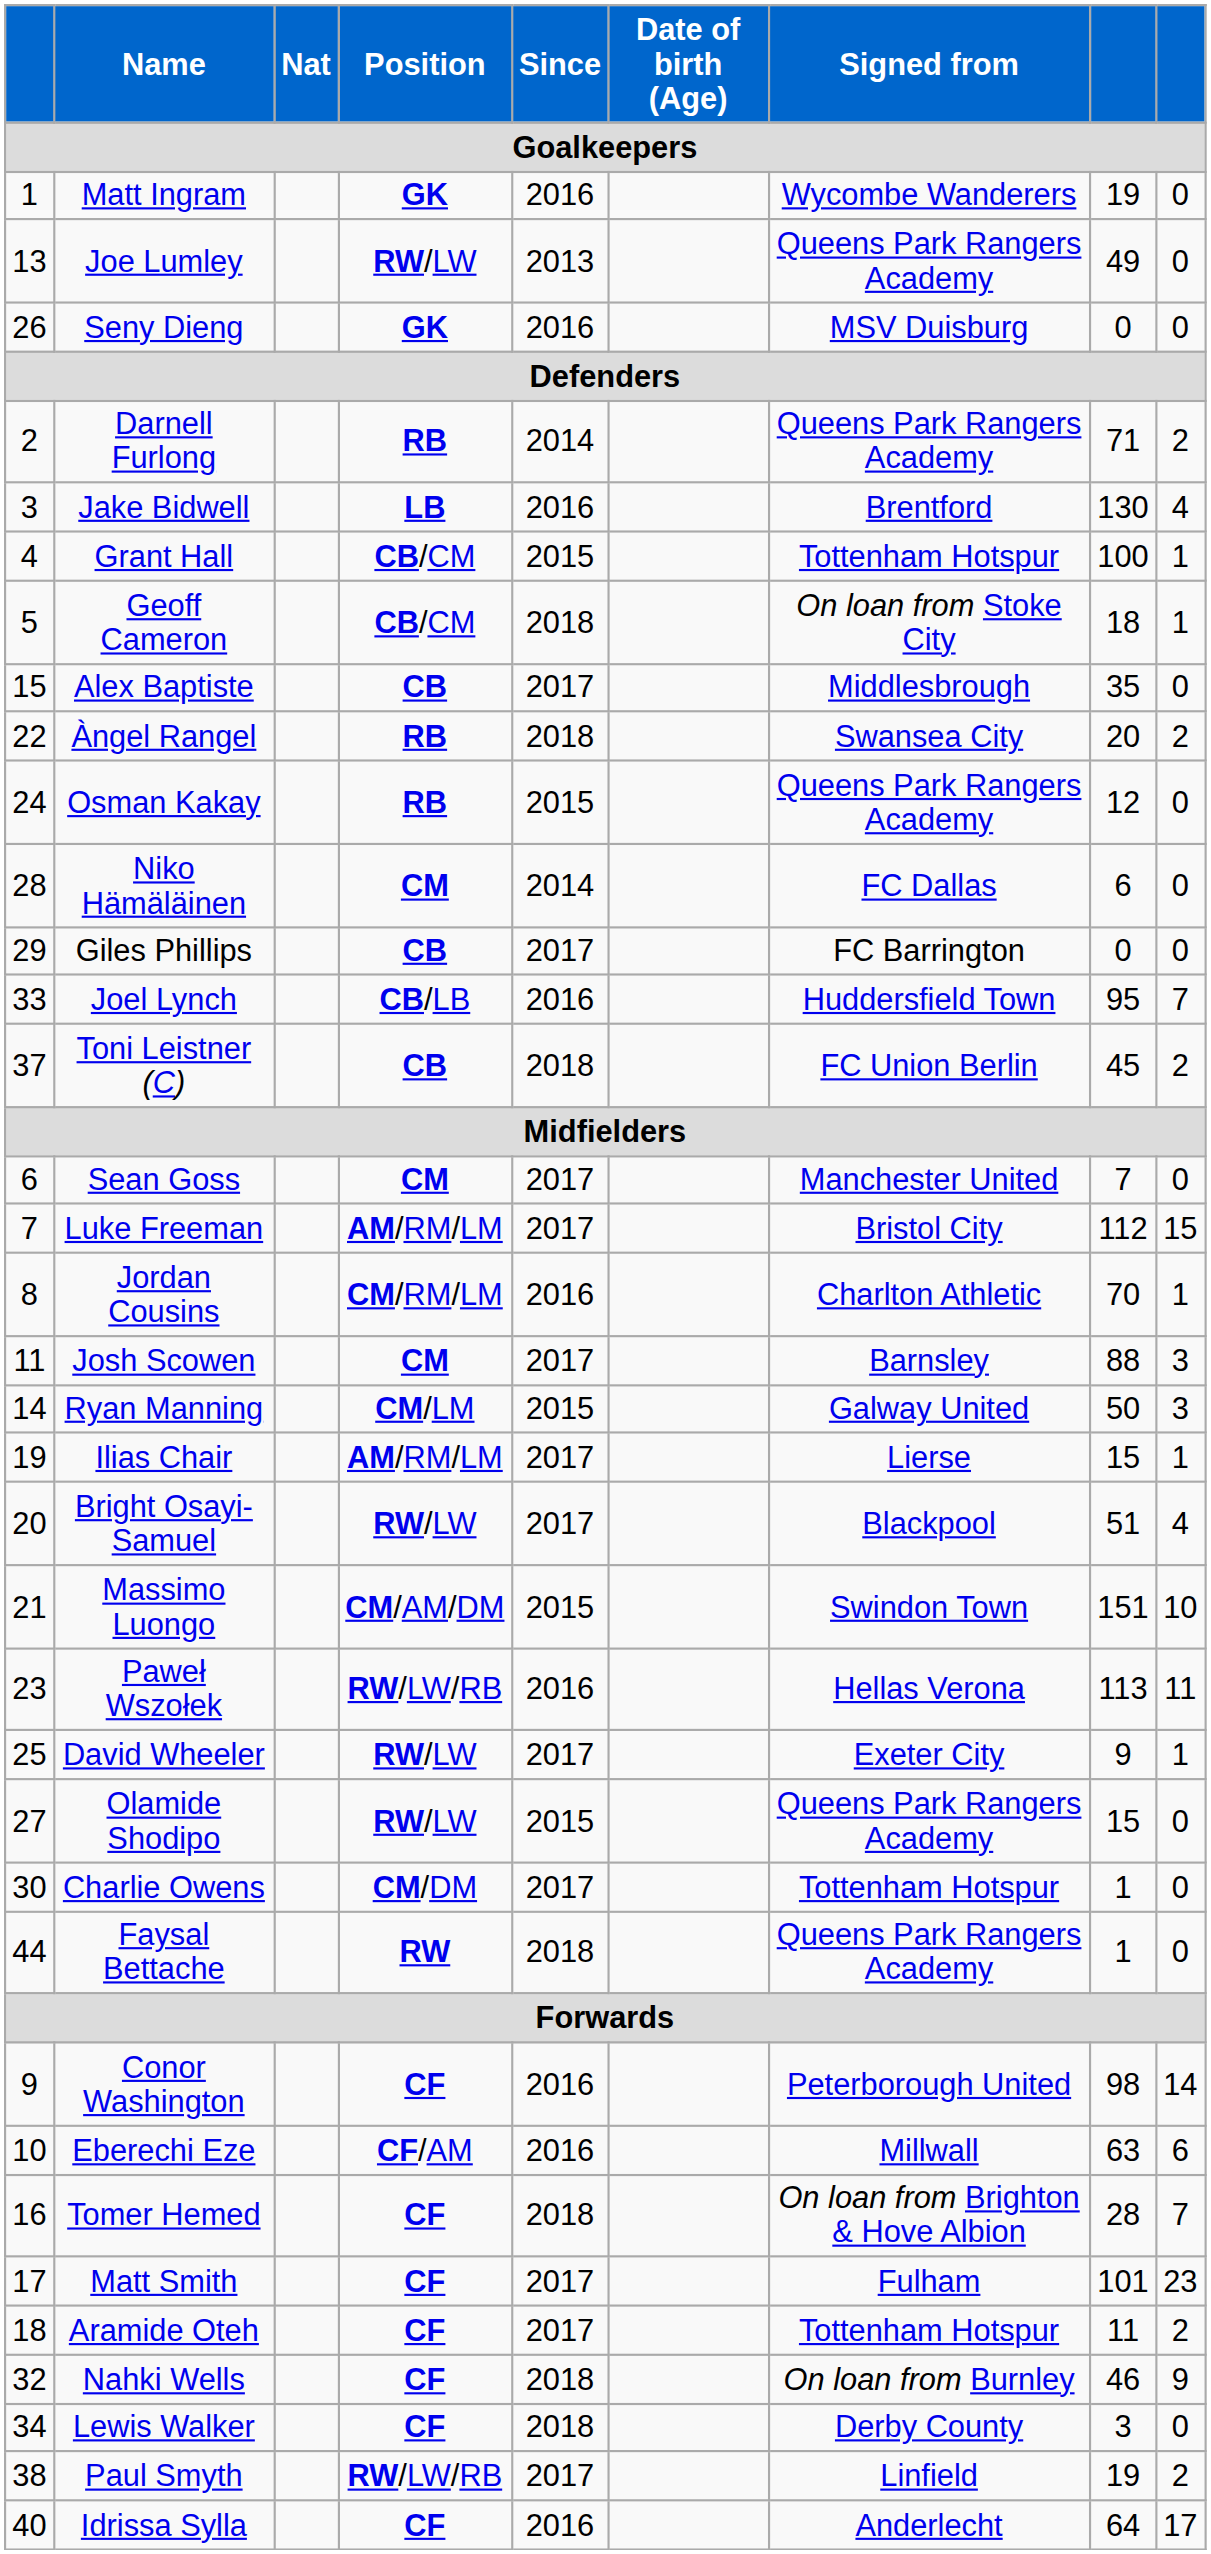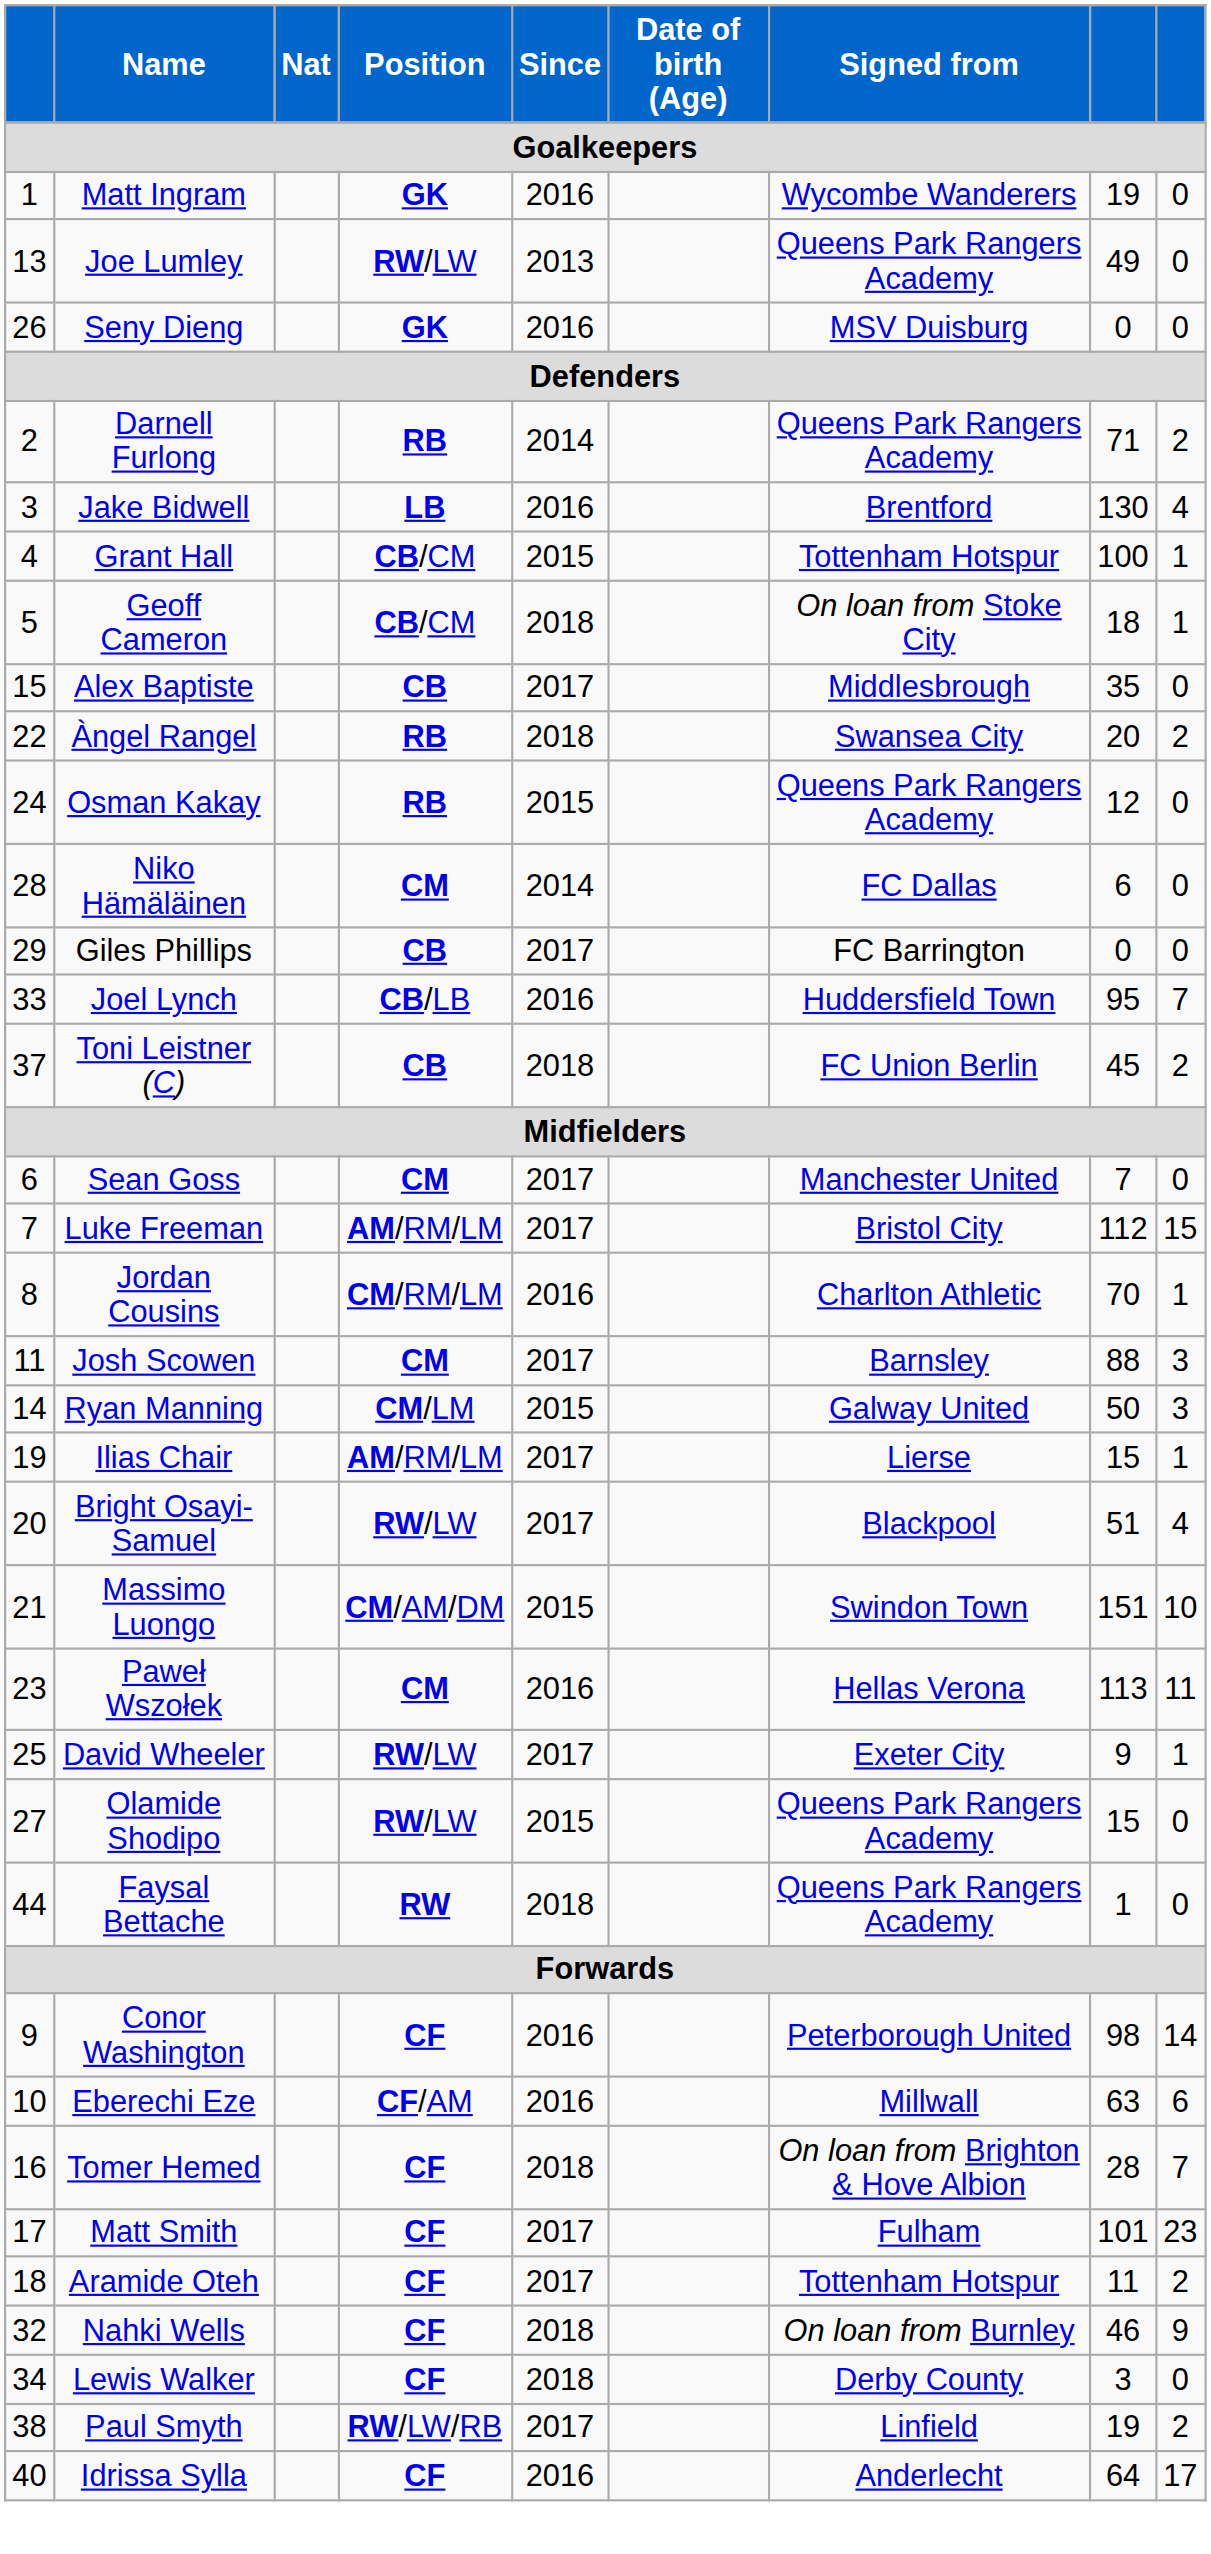(425, 1689) RW/LW/RB -> (425, 1689) CM
- row: (164, 1887)
